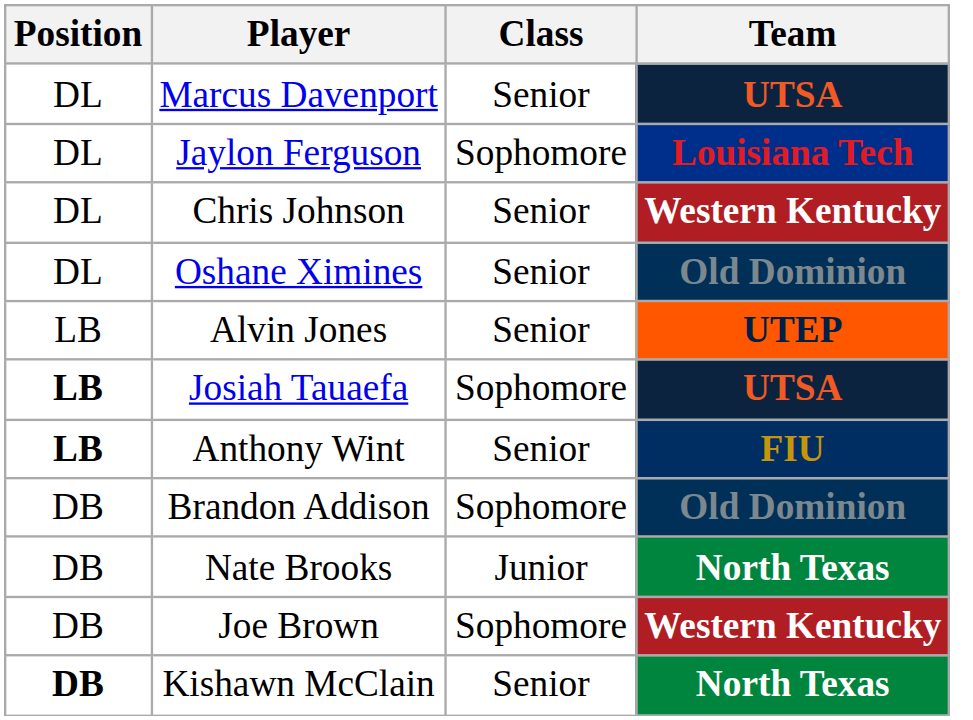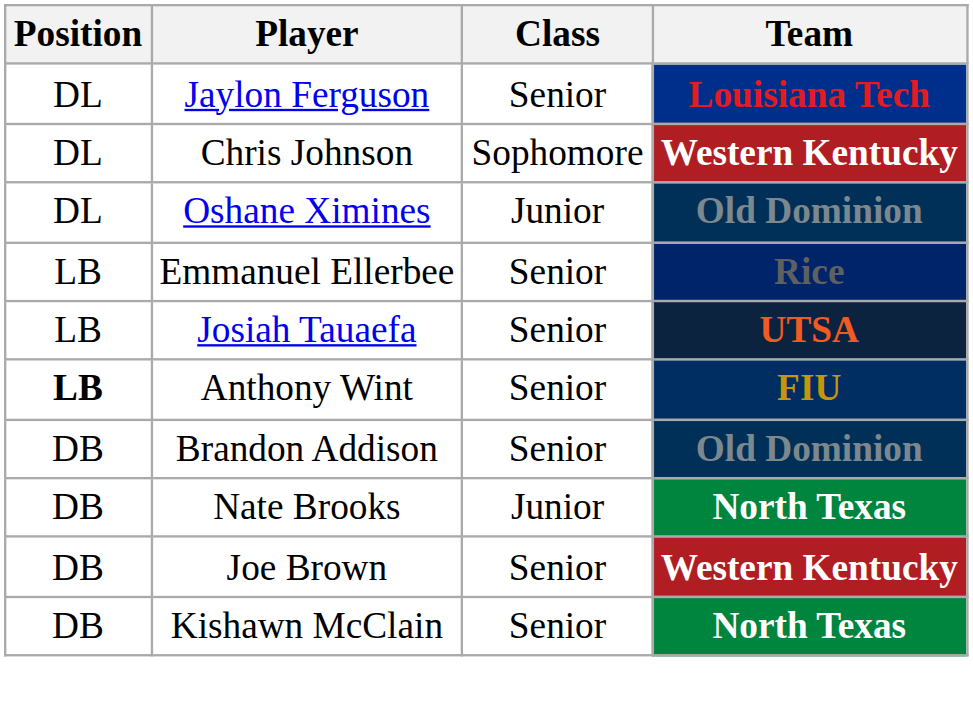- row: (299, 93)
(541, 152) Sophomore -> (558, 93) Senior
(541, 211) Senior -> (558, 152) Sophomore
(541, 270) Senior -> (558, 211) Junior
+ row: (307, 270)
- row: (299, 329)
(78, 388) bold -> (78, 329) normal
(541, 388) Sophomore -> (558, 329) Senior
(541, 507) Sophomore -> (558, 447) Senior
(541, 625) Sophomore -> (558, 566) Senior
(78, 684) bold -> (78, 625) normal
